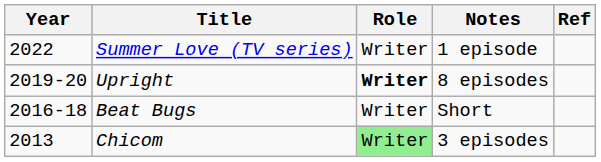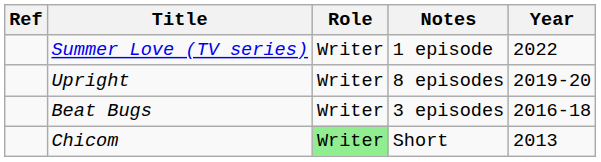columns swapped: (48, 20) <-> (574, 20)
(395, 80) bold -> (350, 80) normal
(465, 111) Short -> (448, 111) 3 episodes
(493, 141) 3 episodes -> (421, 141) Short
